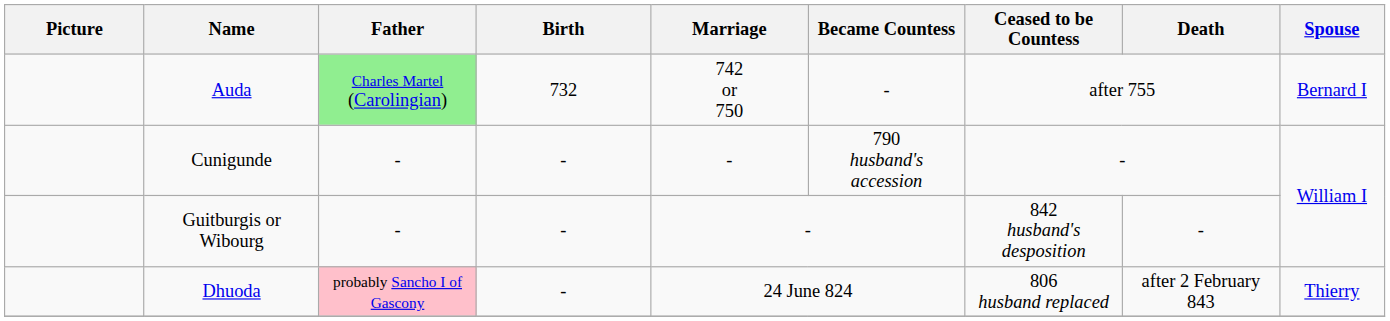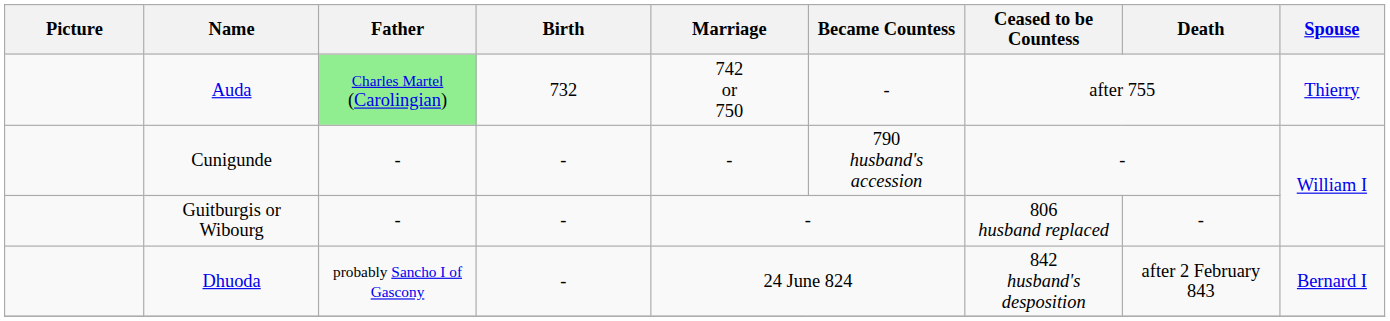(1332, 89) Bernard I -> (1332, 89) Thierry
(1044, 230) 842 husband's desposition -> (1044, 220) 806 husband replaced
(398, 292) pink background -> (398, 281) no background
(1044, 291) 806 husband replaced -> (1044, 280) 842 husband's desposition
(1332, 291) Thierry -> (1332, 280) Bernard I
